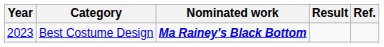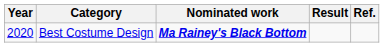(20, 32) 2023 -> (20, 32) 2020
